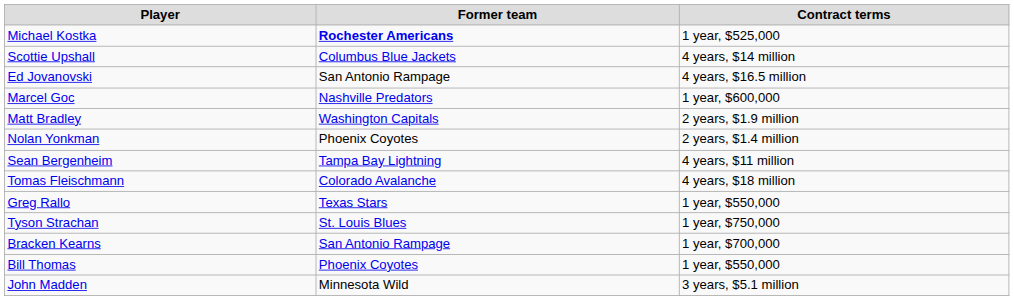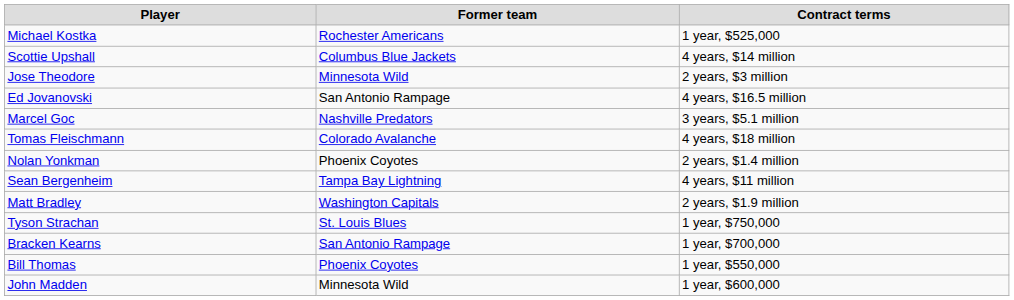(386, 35) bold -> (381, 35) normal
+ row: (51, 77)
(731, 98) 1 year, $600,000 -> (740, 118) 3 years, $5.1 million
rows swapped: (66, 181) <-> (44, 118)
- row: (39, 202)
(740, 285) 3 years, $5.1 million -> (731, 285) 1 year, $600,000
